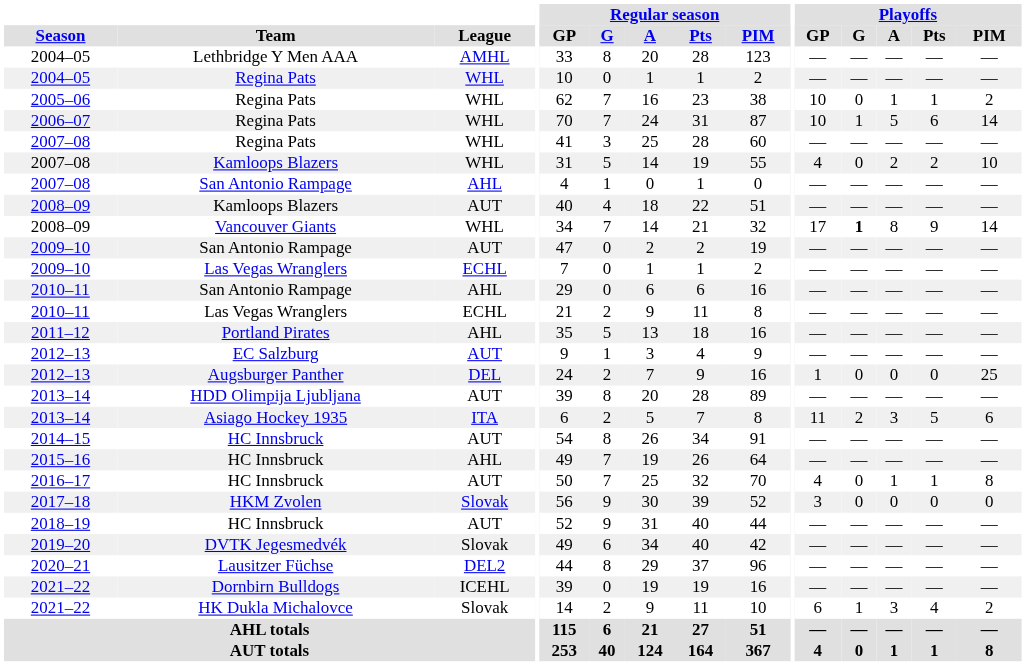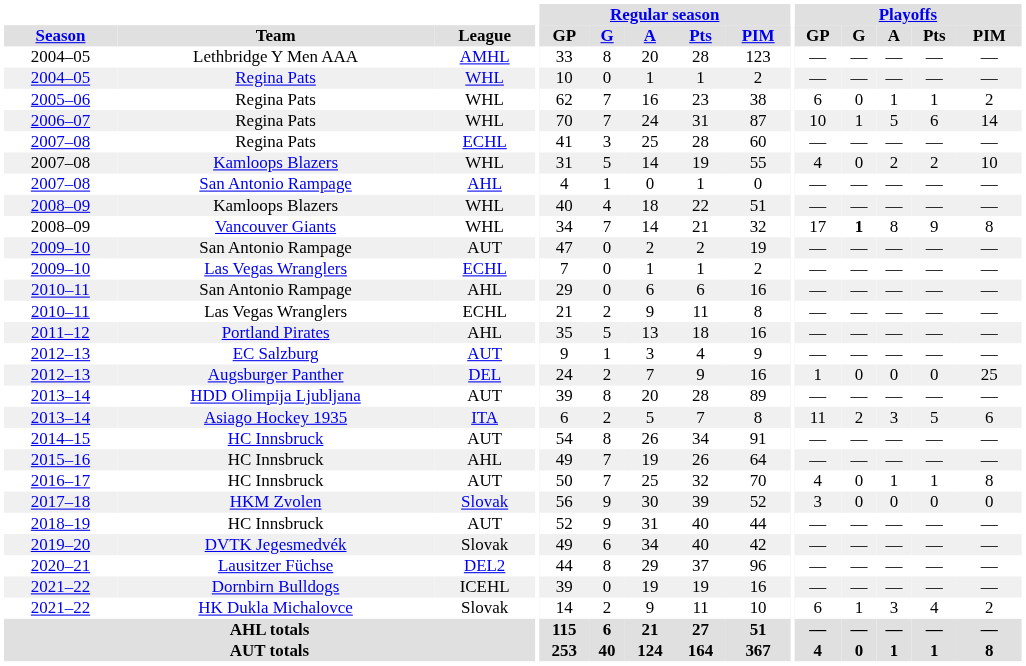(818, 99) 10 -> (818, 99) 6
(485, 141) WHL -> (485, 141) ECHL
(485, 205) AUT -> (485, 205) WHL
(989, 226) 14 -> (989, 226) 8
